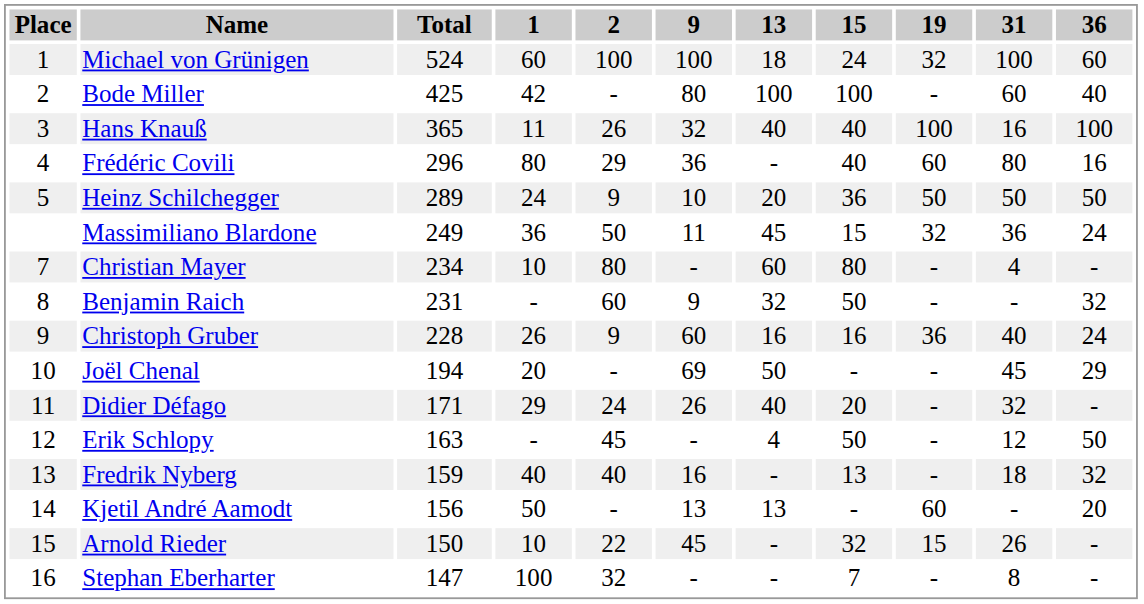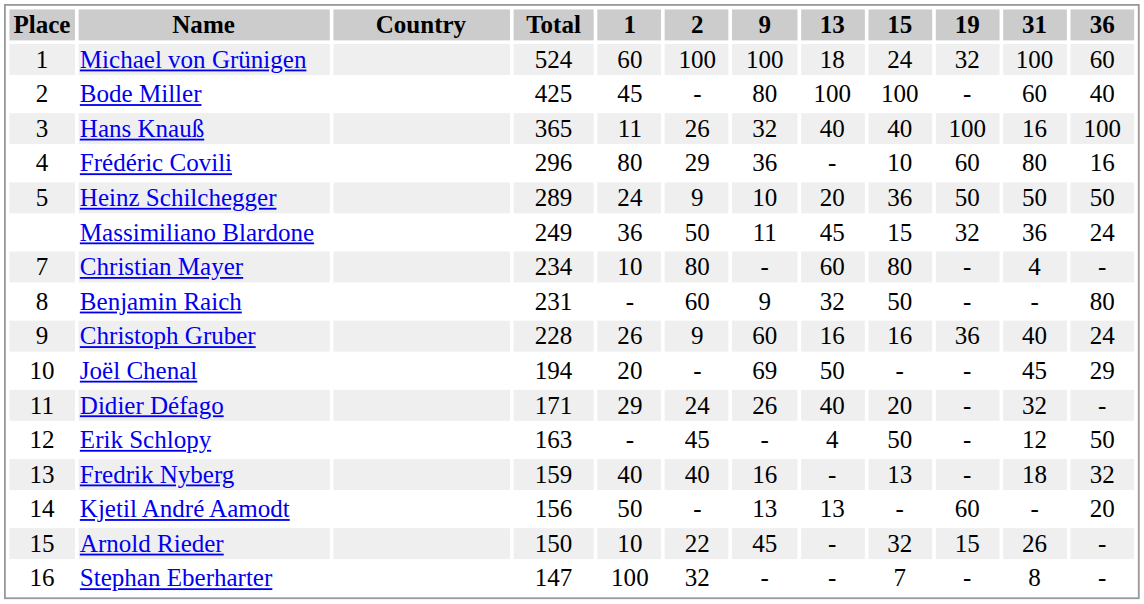+ column: (421, 25)
(534, 94) 42 -> (630, 94) 45
(854, 163) 40 -> (900, 163) 10
(1094, 302) 32 -> (1102, 302) 80
